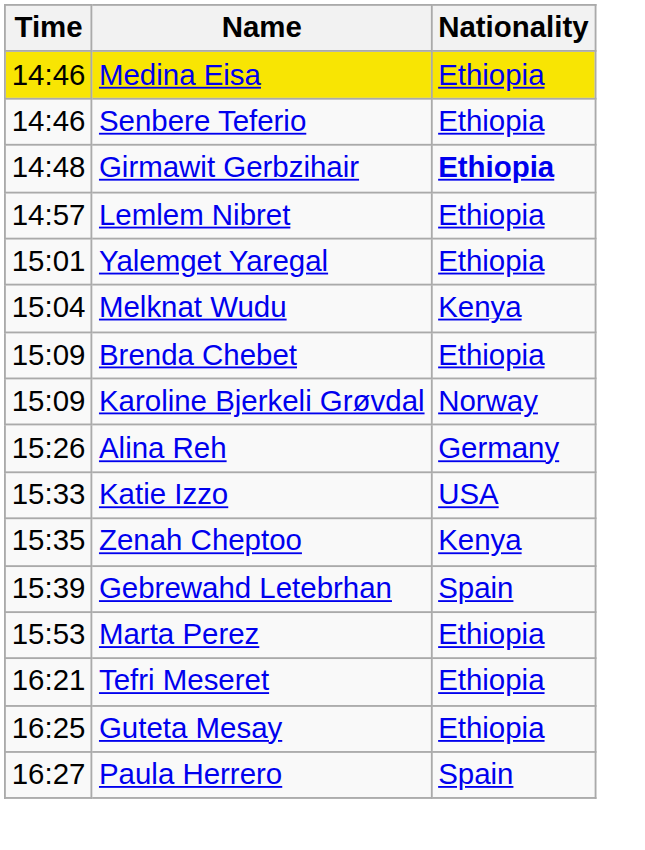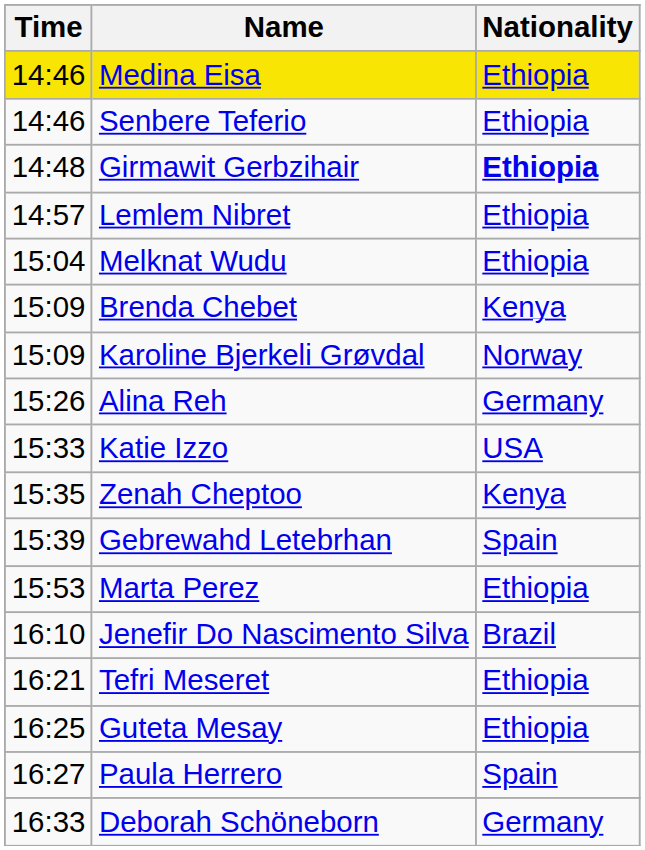- row: (214, 261)
(480, 307) Kenya -> (536, 261) Ethiopia
(491, 354) Ethiopia -> (524, 307) Kenya
+ row: (284, 634)
+ row: (239, 821)
